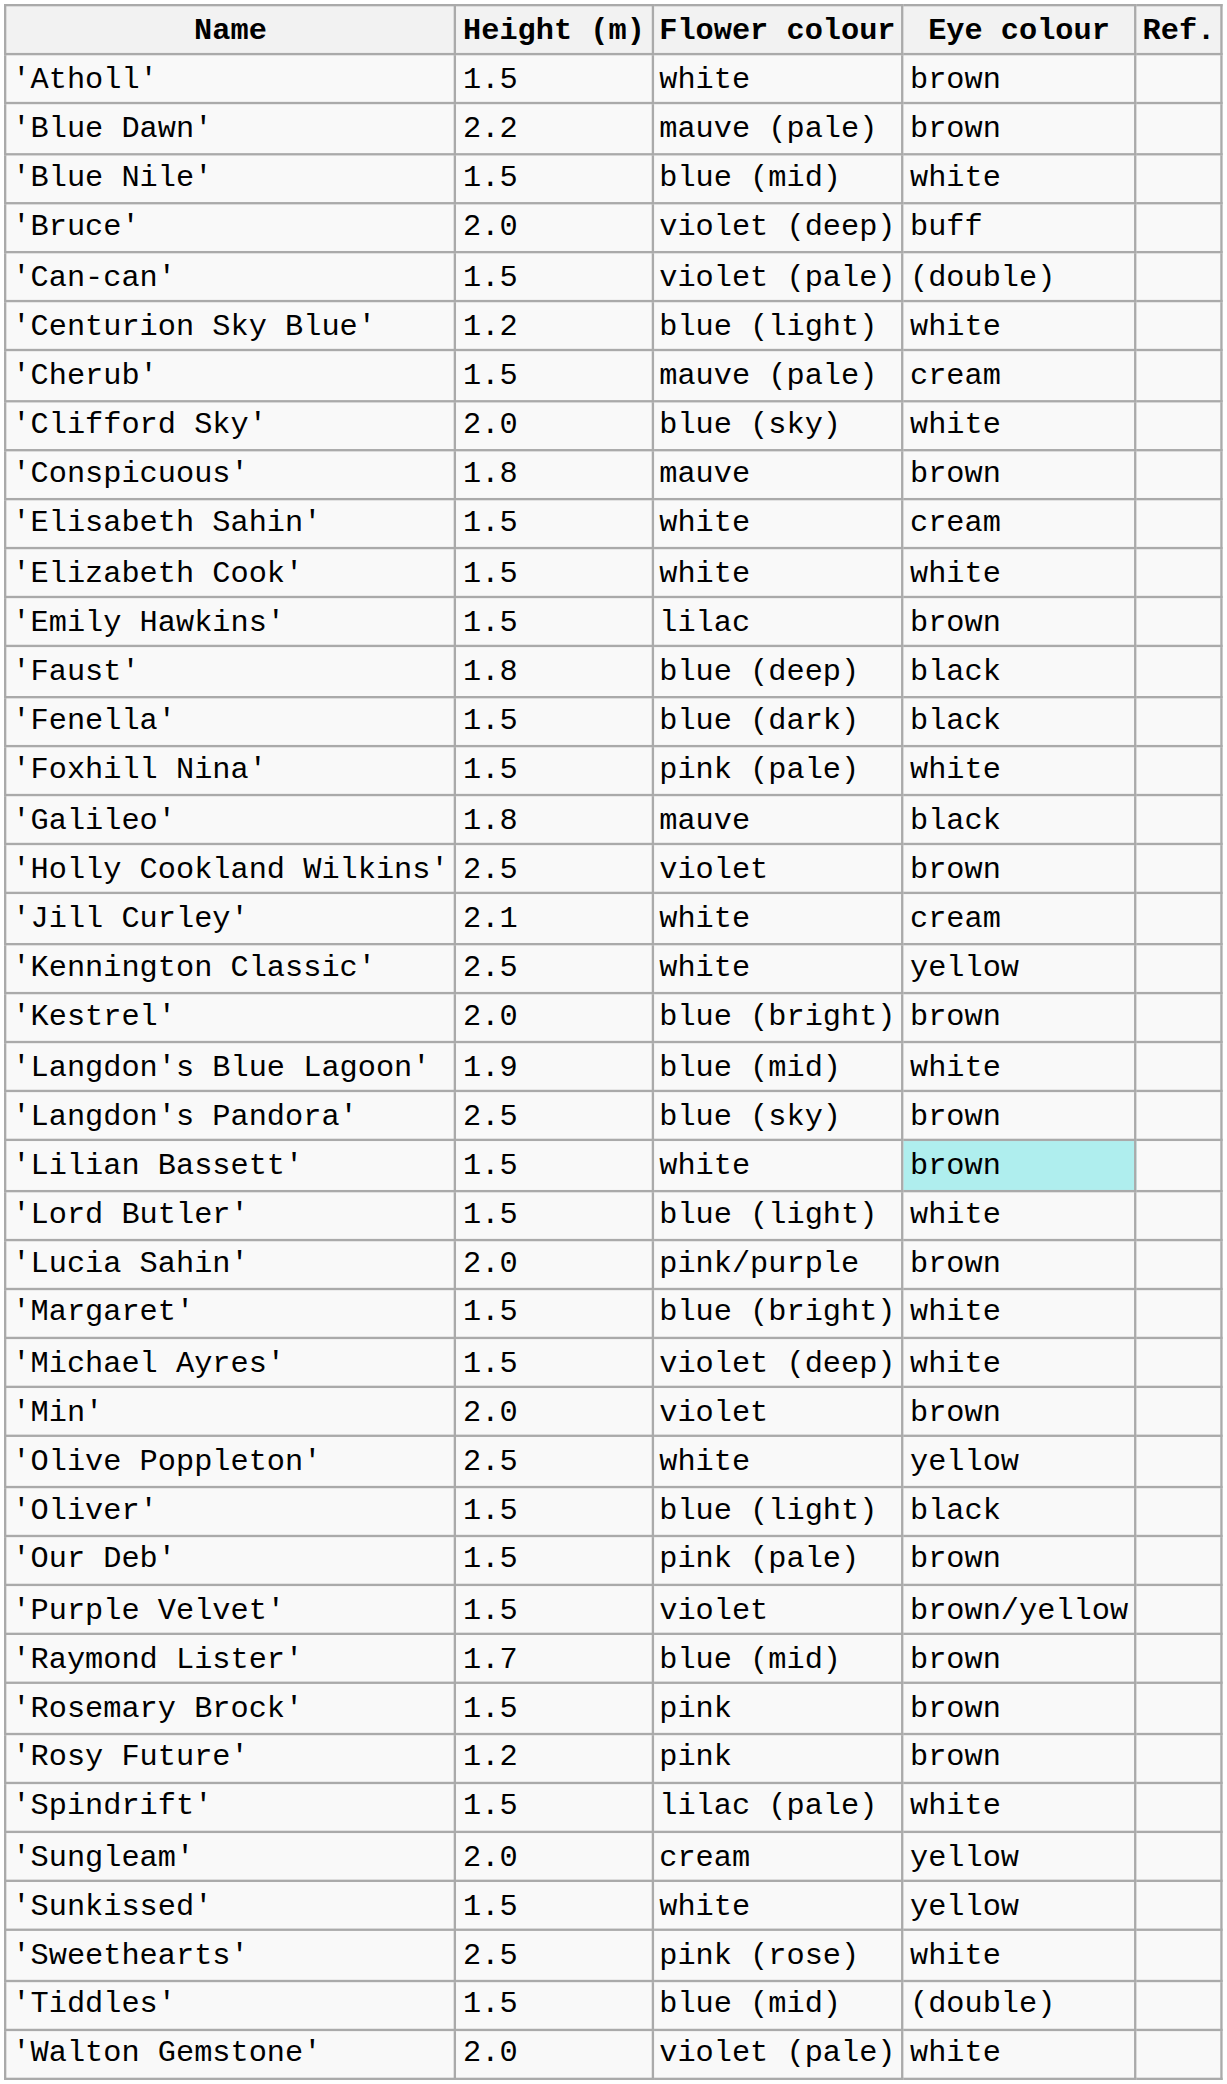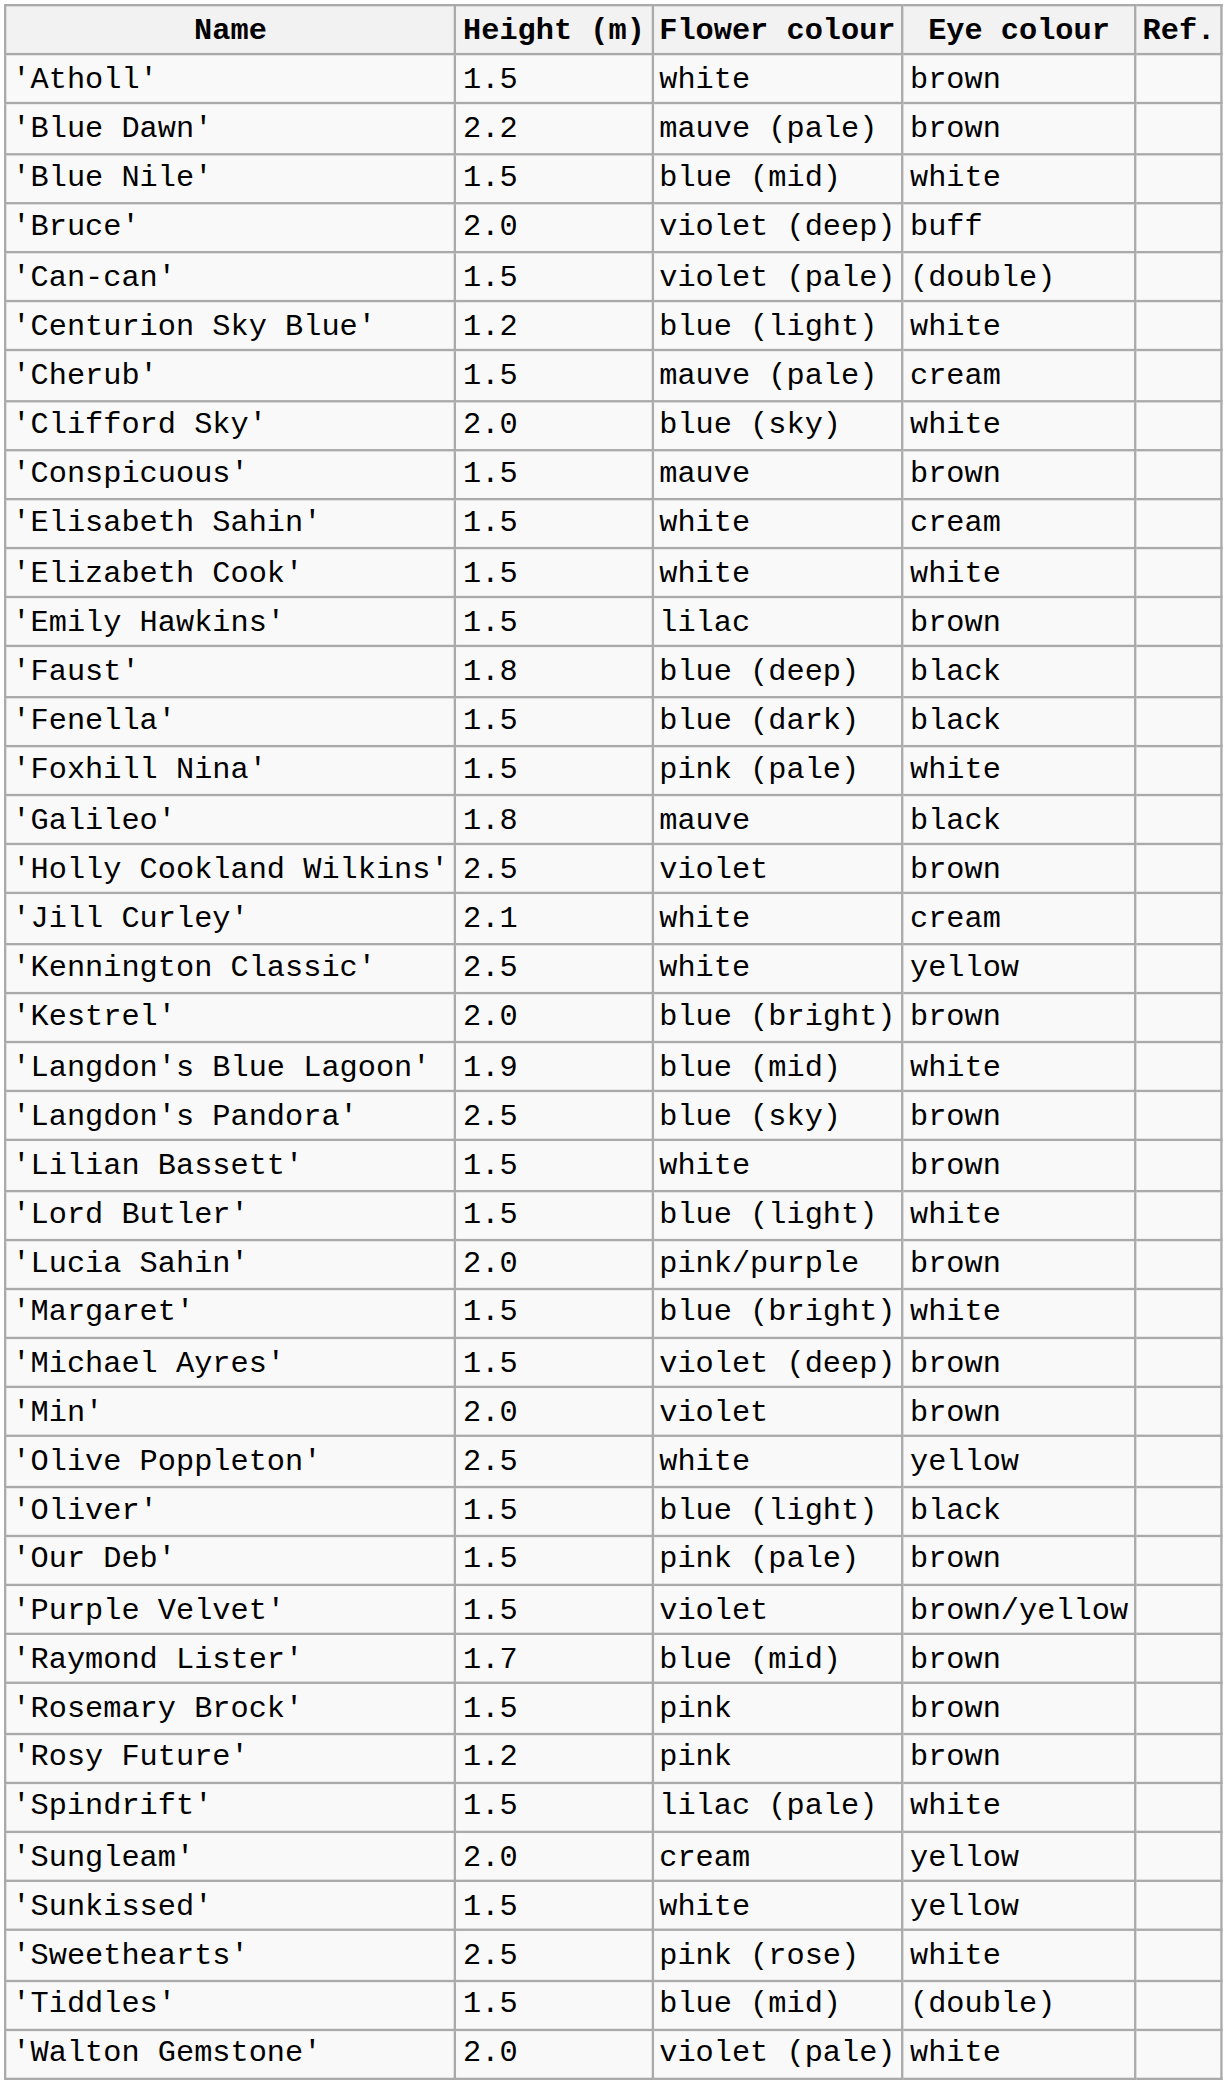(490, 474) 1.8 -> (490, 474) 1.5
(955, 1165) paleturquoise background -> (955, 1165) no background
(955, 1363) white -> (955, 1363) brown
